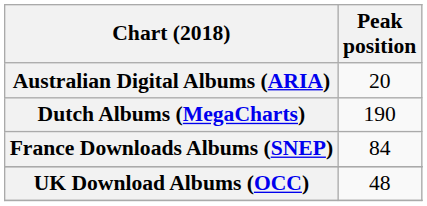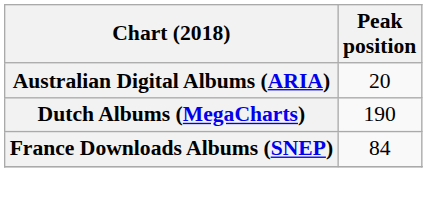- row: (171, 182)
